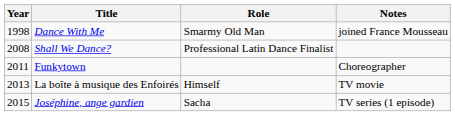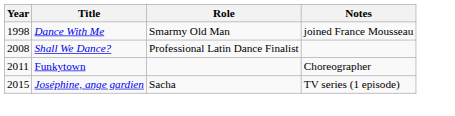- row: (106, 84)
